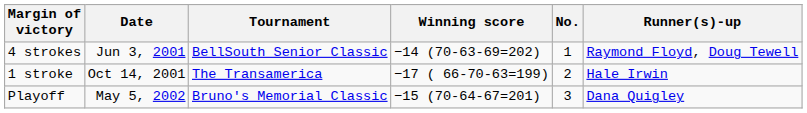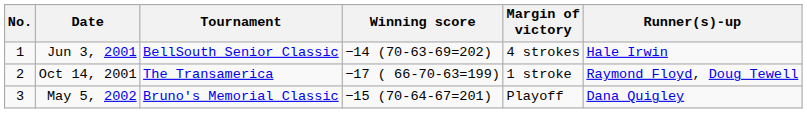columns swapped: (568, 24) <-> (44, 24)
(692, 53) Raymond Floyd, Doug Tewell -> (627, 53) Hale Irwin
(627, 75) Hale Irwin -> (692, 75) Raymond Floyd, Doug Tewell
